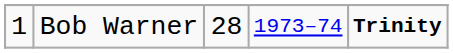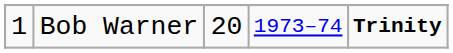(226, 27) 28 -> (226, 27) 20
